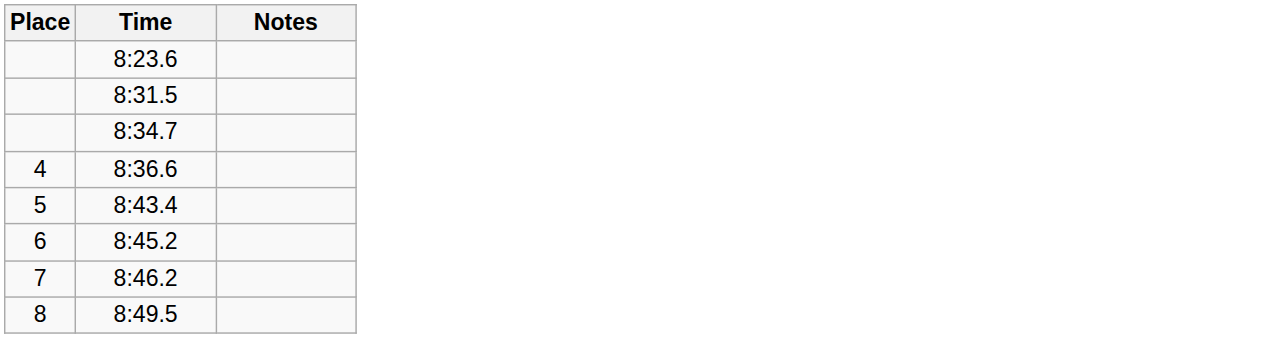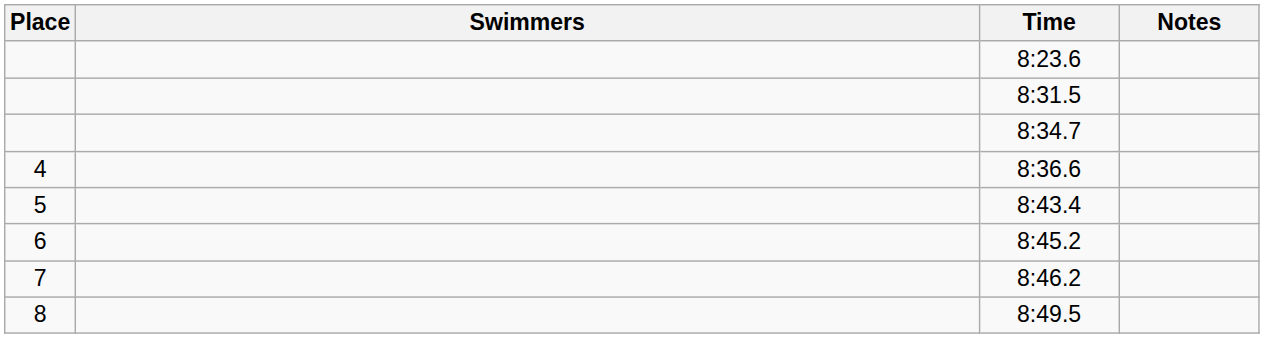+ column: (527, 22)
